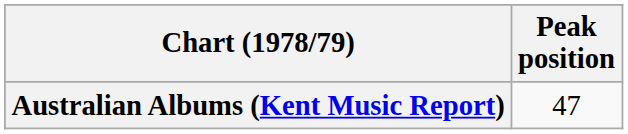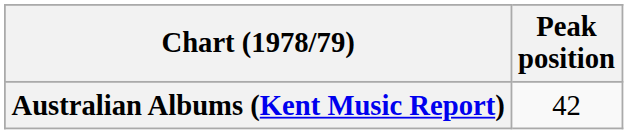(567, 104) 47 -> (567, 104) 42
